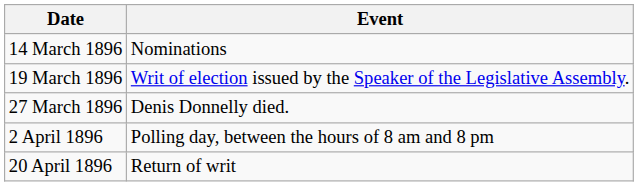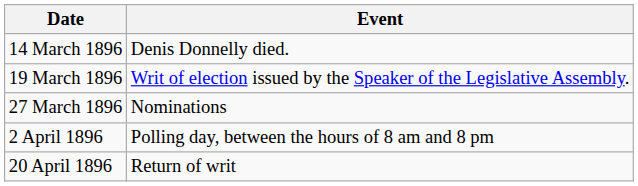(179, 48) Nominations -> (210, 48) Denis Donnelly died.
(210, 107) Denis Donnelly died. -> (179, 107) Nominations
